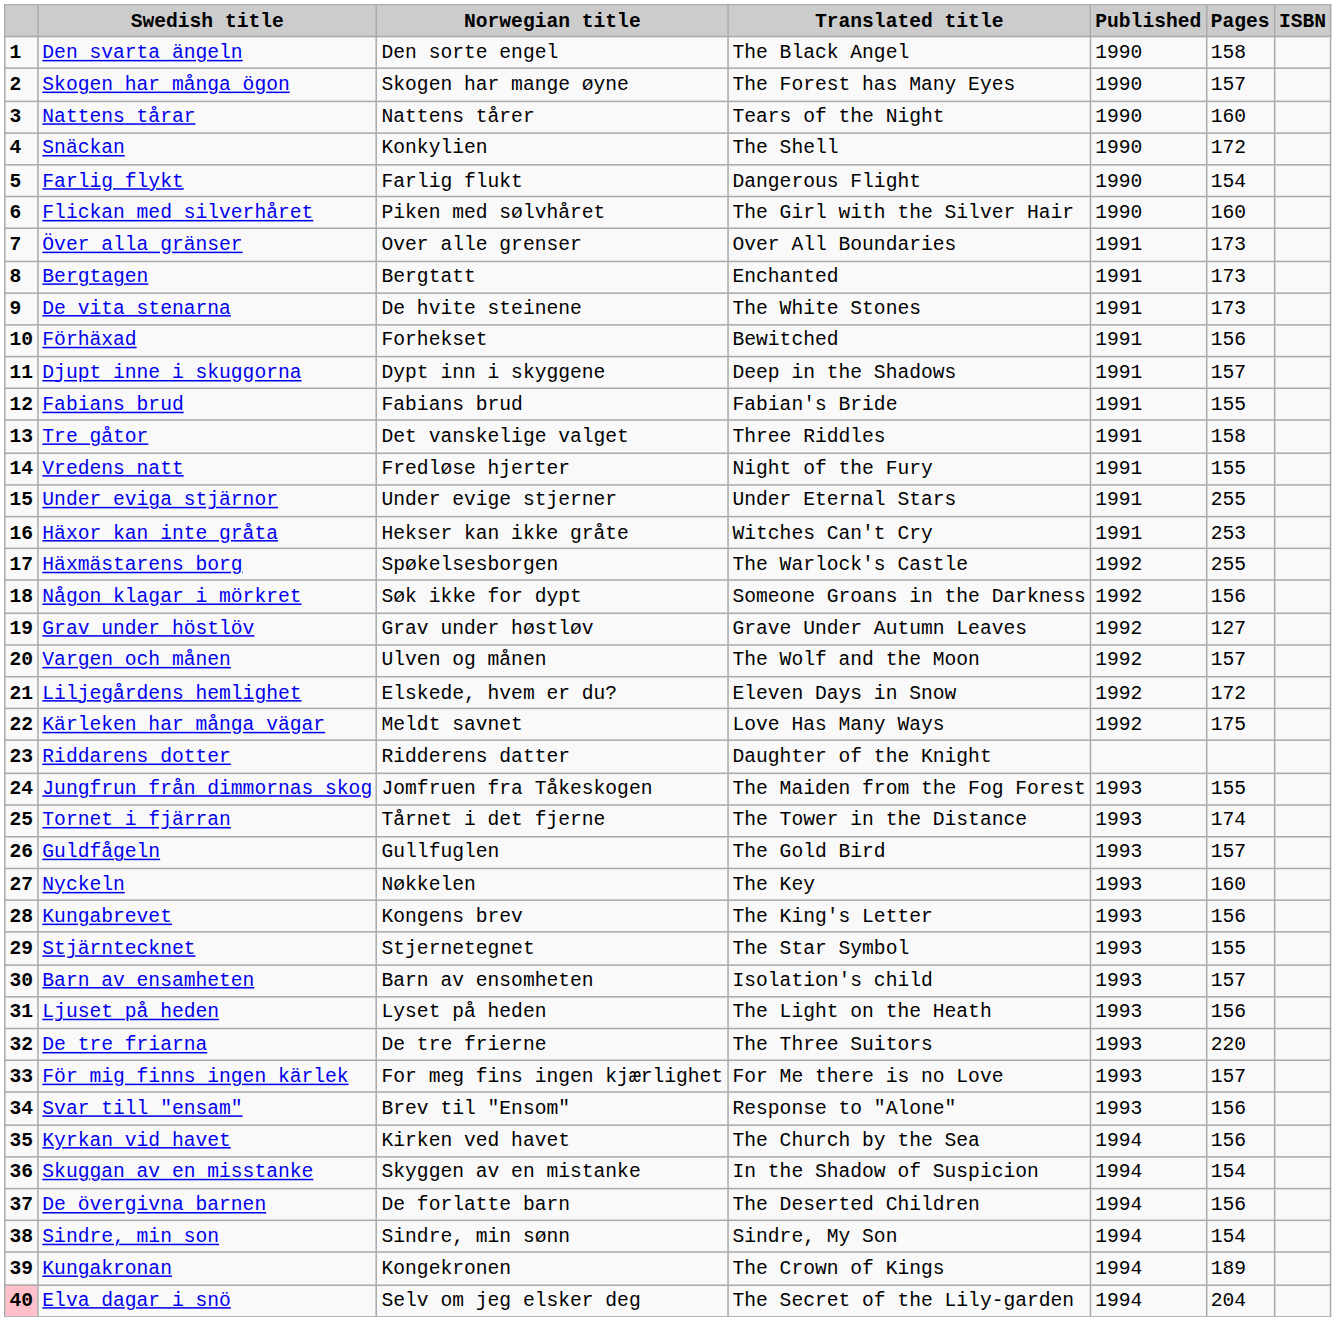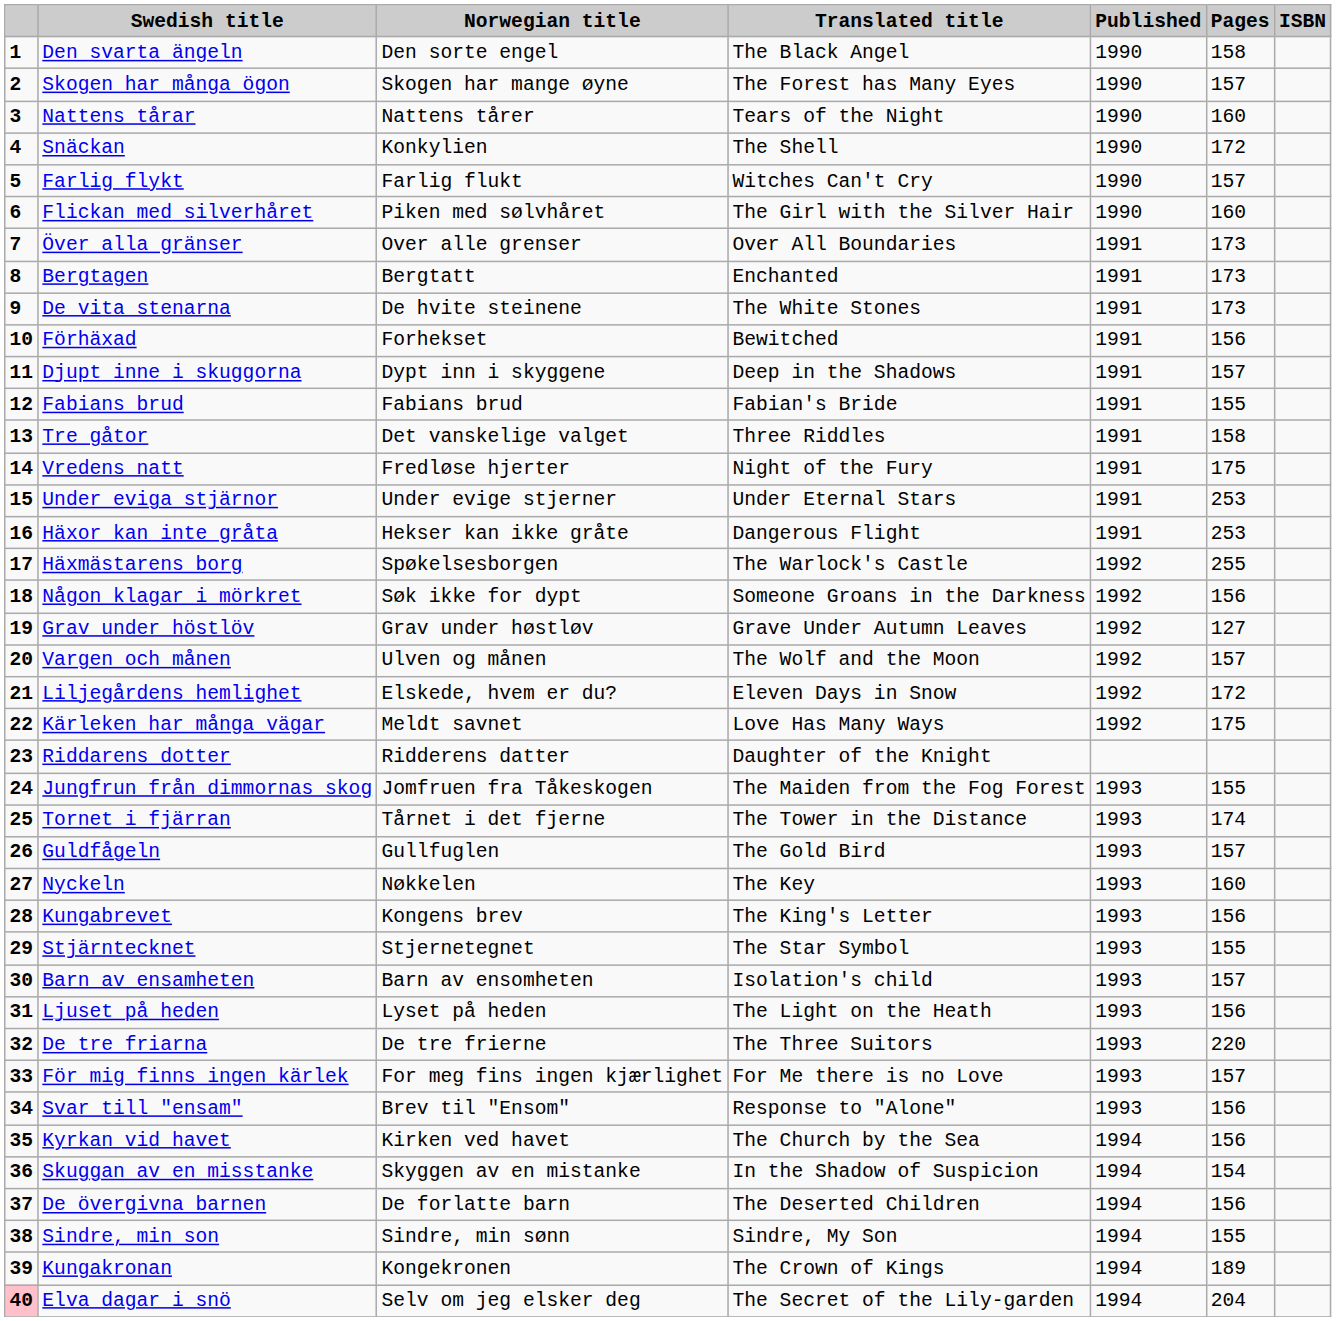(827, 181) Dangerous Flight -> (833, 181) Witches Can't Cry
(1228, 181) 154 -> (1228, 181) 157
(1228, 469) 155 -> (1228, 469) 175
(1228, 501) 255 -> (1228, 501) 253
(833, 533) Witches Can't Cry -> (827, 533) Dangerous Flight
(1228, 1236) 154 -> (1228, 1236) 155
